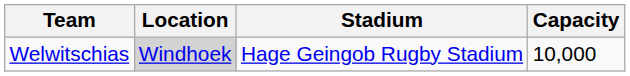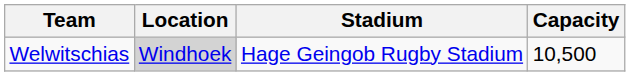(564, 53) 10,000 -> (564, 53) 10,500
